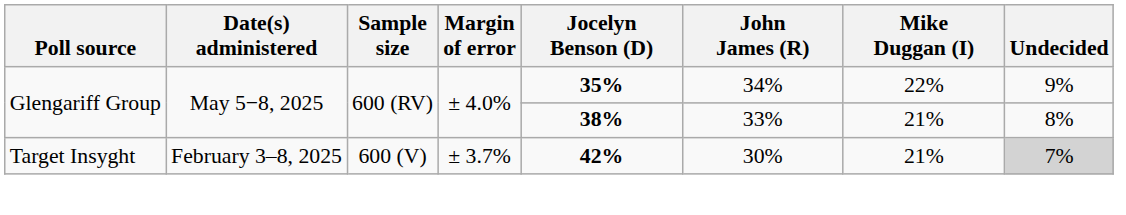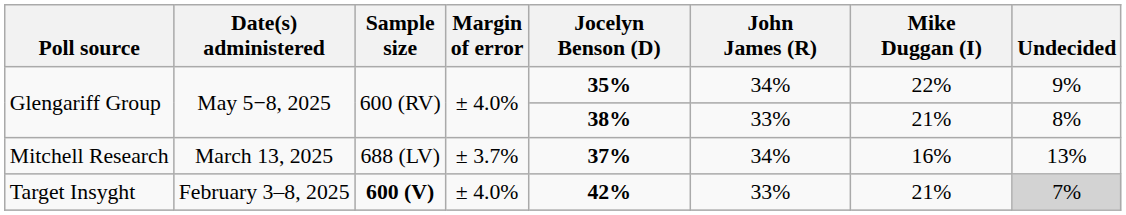+ row: (89, 156)
(393, 156) normal -> (400, 191) bold
(480, 156) ± 3.7% -> (487, 191) ± 4.0%
(763, 156) 30% -> (770, 191) 33%
